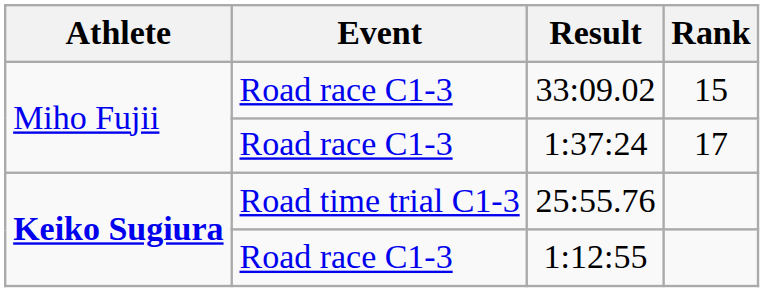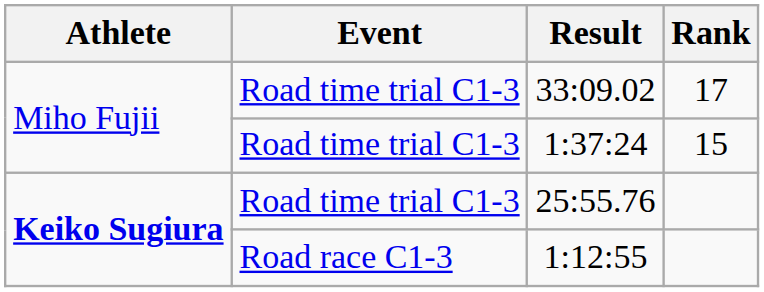(346, 88) Road race C1-3 -> (380, 88) Road time trial C1-3
(711, 88) 15 -> (711, 88) 17
(346, 145) Road race C1-3 -> (380, 145) Road time trial C1-3
(711, 145) 17 -> (711, 145) 15
